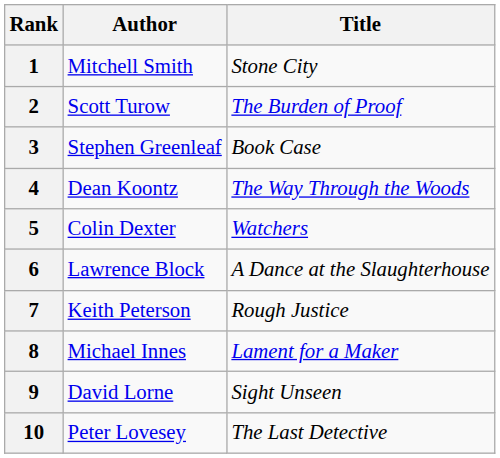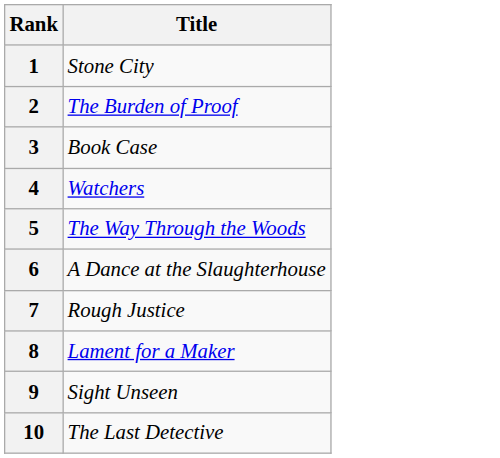- column: (145, 24)
(350, 188) The Way Through the Woods -> (106, 188) Watchers
(270, 228) Watchers -> (187, 228) The Way Through the Woods
